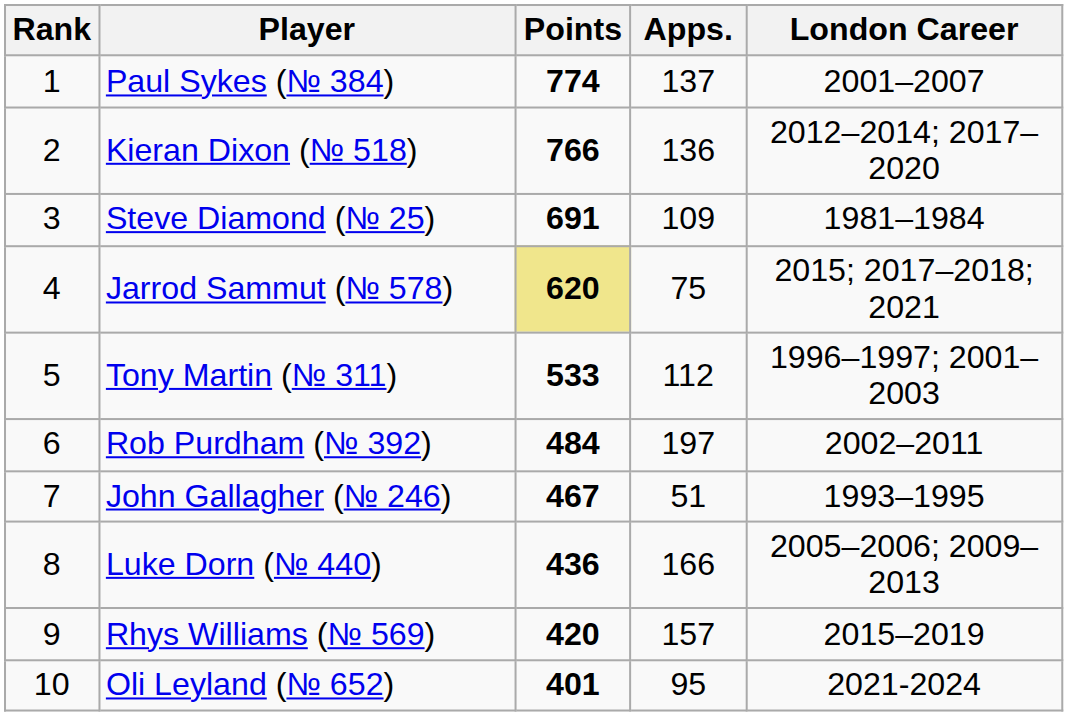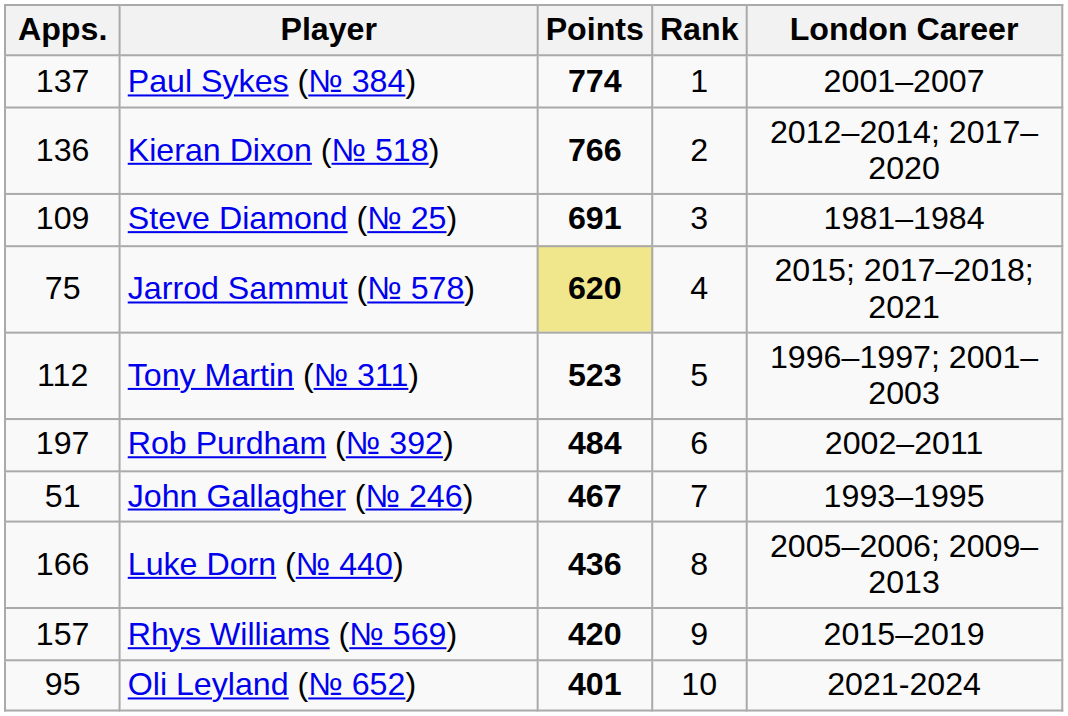columns swapped: (52, 30) <-> (688, 30)
(573, 375) 533 -> (595, 375) 523
